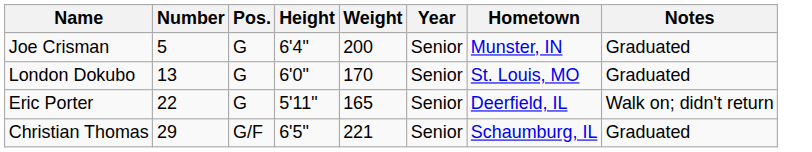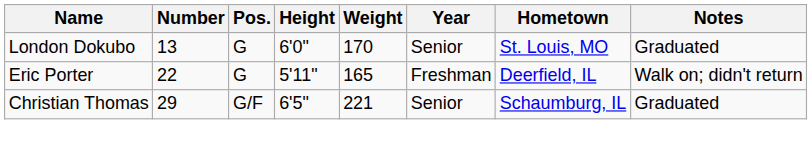- row: (59, 47)
(437, 103) Senior -> (451, 75) Freshman
